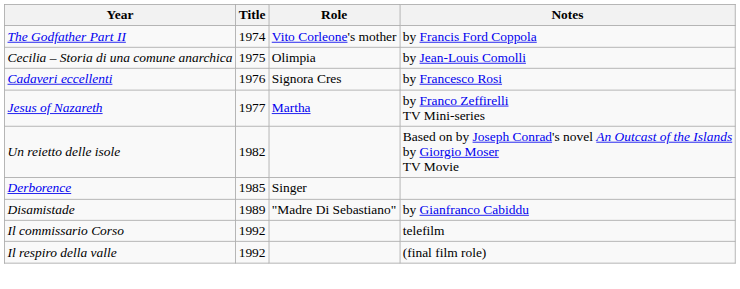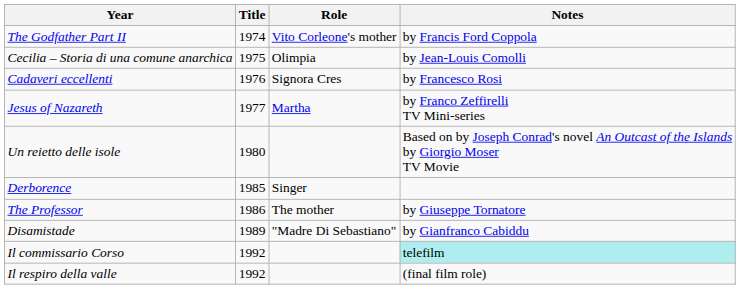(252, 151) 1982 -> (252, 151) 1980
+ row: (45, 209)
(424, 231) no background -> (424, 252) paleturquoise background
